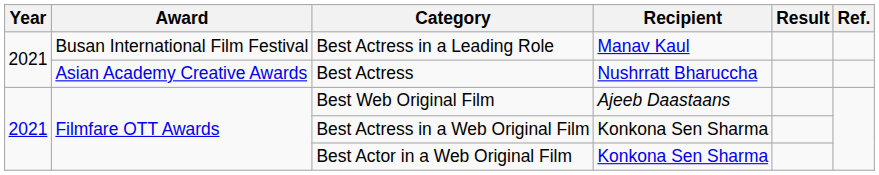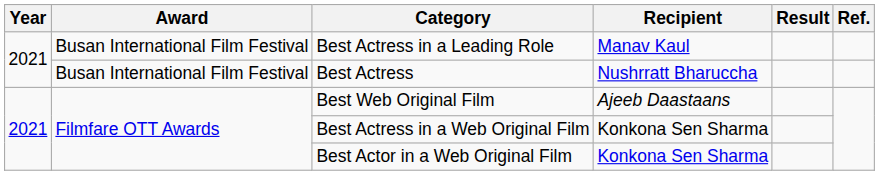(181, 73) Asian Academy Creative Awards -> (182, 73) Busan International Film Festival
